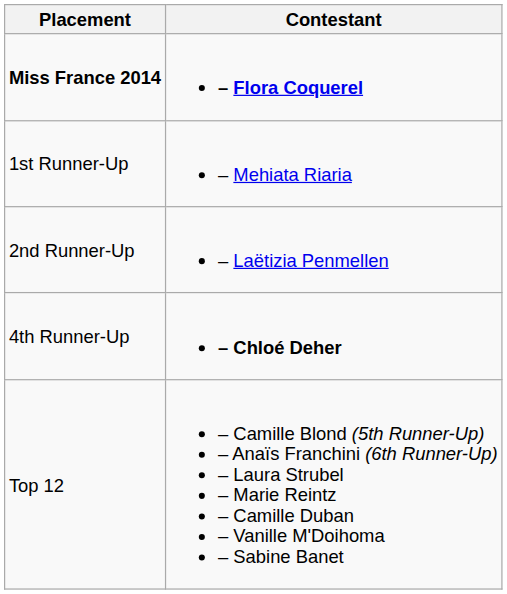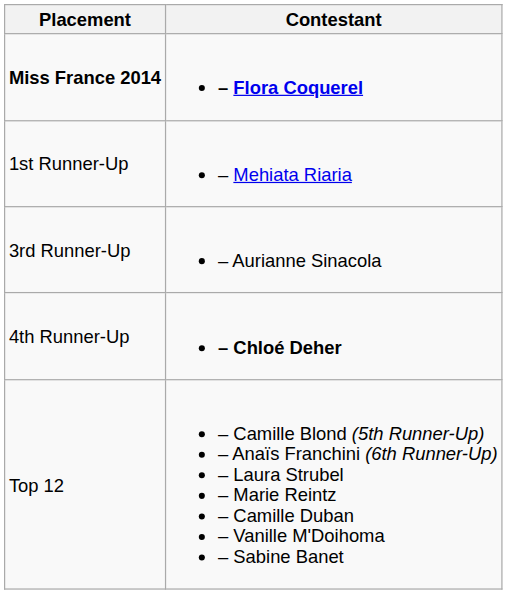- row: (72, 250)
+ row: (70, 250)
